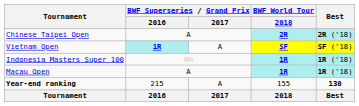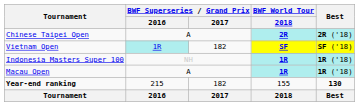(157, 47) bold -> (157, 47) normal
(220, 47) A -> (220, 47) 182
(220, 83) A -> (220, 83) 182
